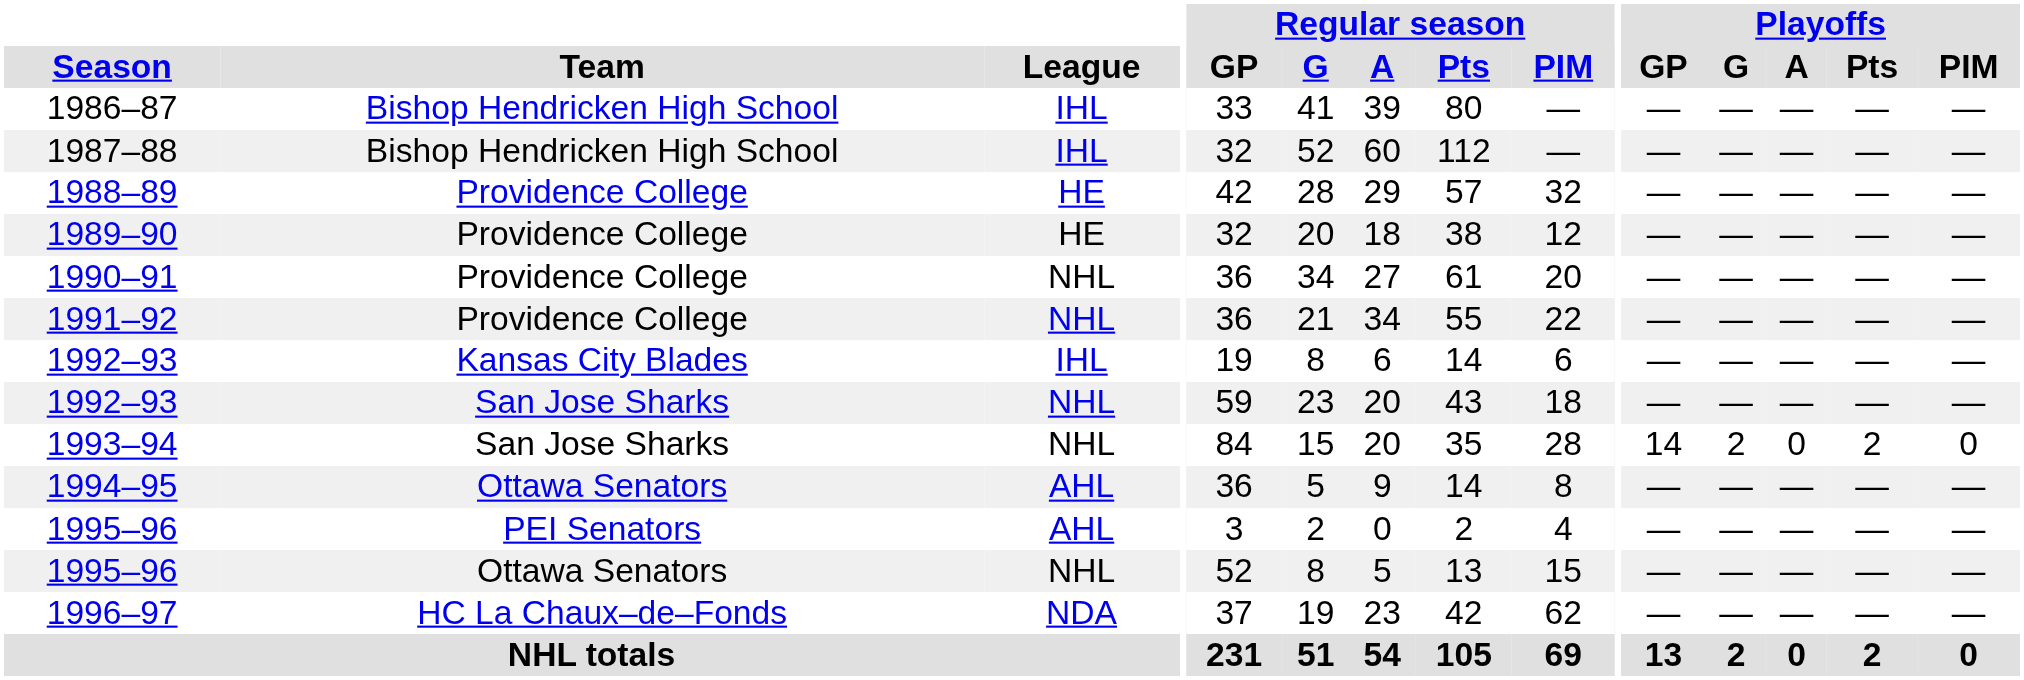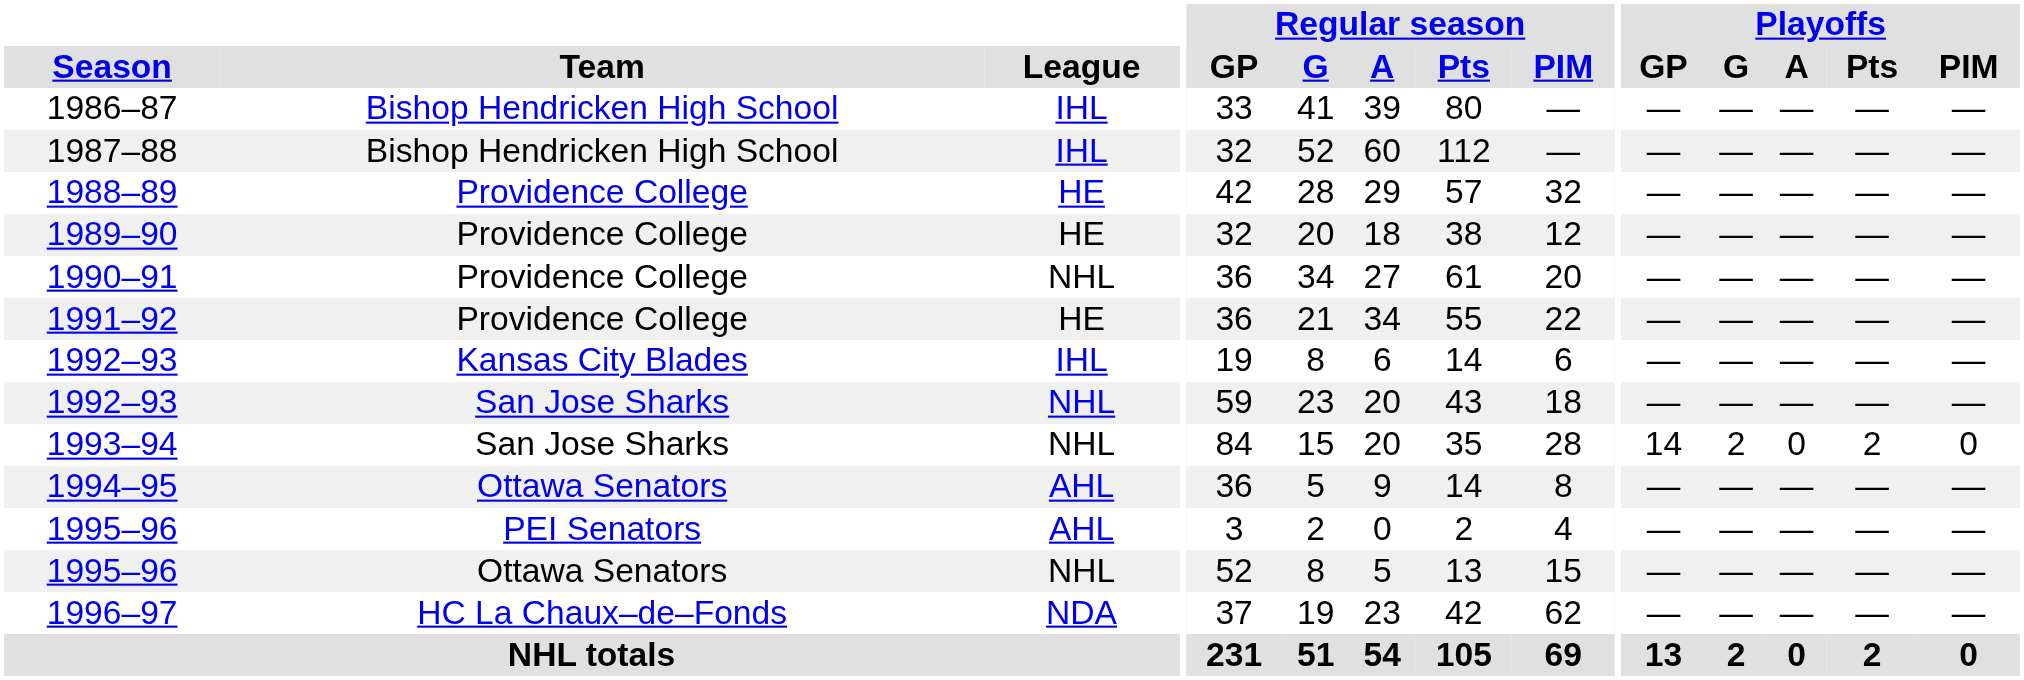(1082, 318) NHL -> (1082, 318) HE
